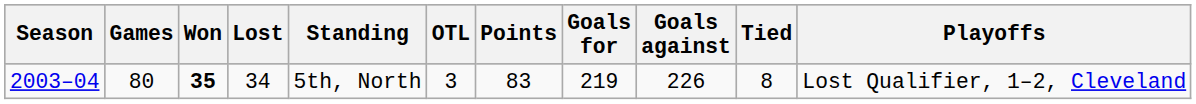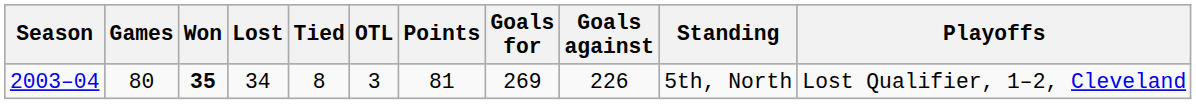columns swapped: (767, 34) <-> (358, 34)
(519, 82) 83 -> (442, 82) 81
(599, 82) 219 -> (522, 82) 269
